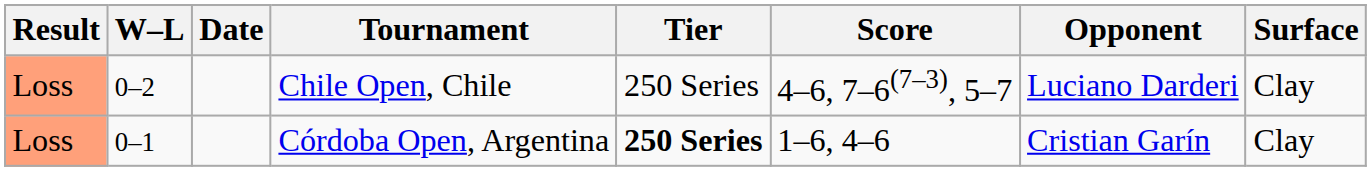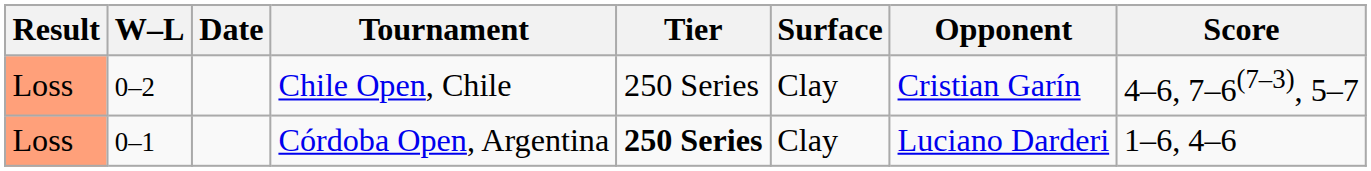columns swapped: (1306, 30) <-> (895, 30)
(1133, 85) Luciano Darderi -> (989, 85) Cristian Garín
(1119, 140) Cristian Garín -> (1003, 140) Luciano Darderi
